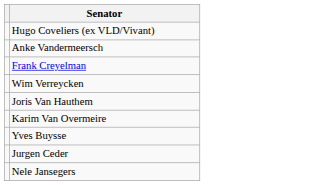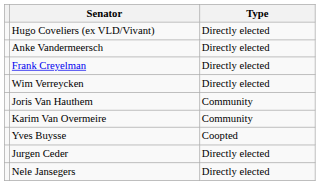+ column: (257, 13)
